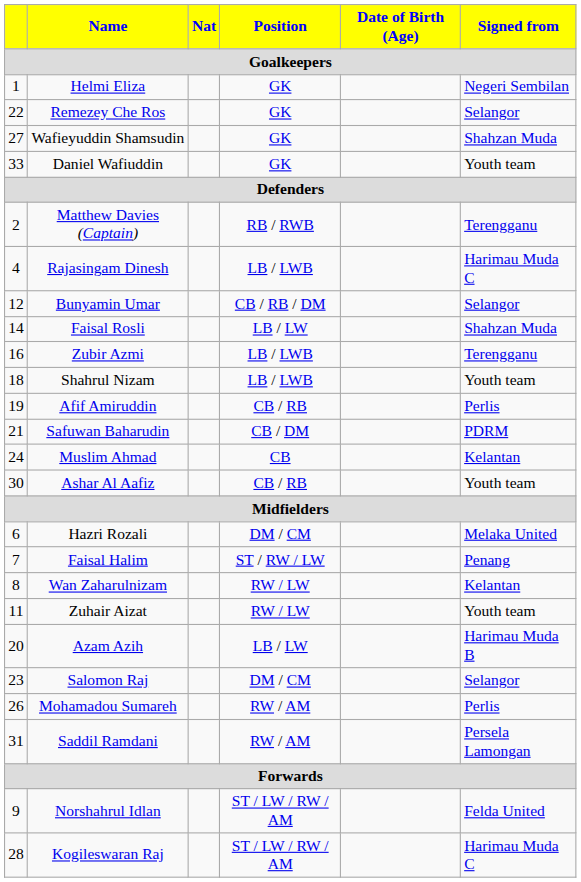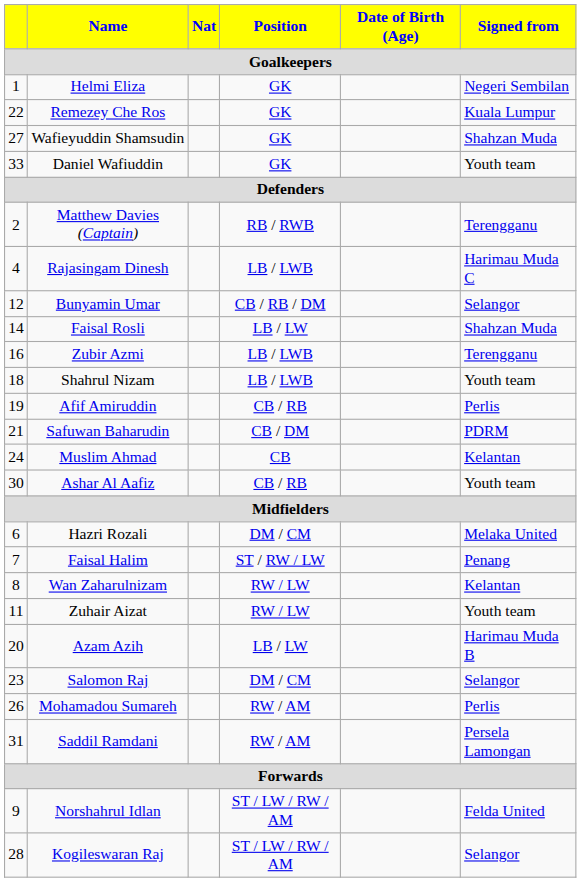(492, 113) Selangor -> (510, 113) Kuala Lumpur
(511, 855) Harimau Muda C -> (492, 855) Selangor
